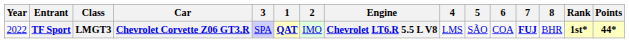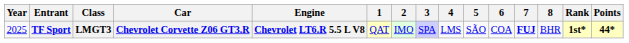columns swapped: (382, 13) <-> (263, 13)
(17, 29) 2022 -> (17, 29) 2025
(287, 29) bold -> (379, 29) normal
